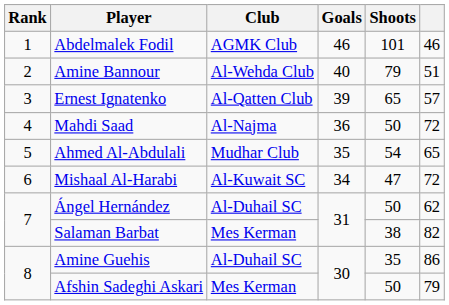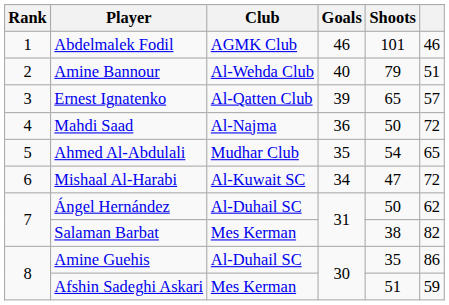(393, 287) 50 -> (393, 287) 51
(432, 287) 79 -> (432, 287) 59
